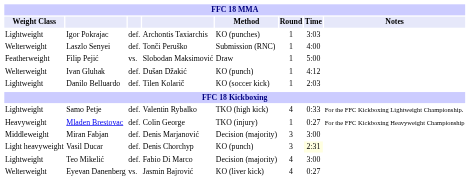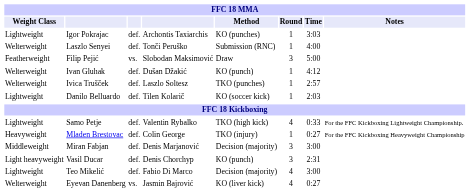(291, 59) 1 -> (291, 59) 3
+ row: (87, 84)
(313, 147) lightyellow background -> (313, 159) no background
